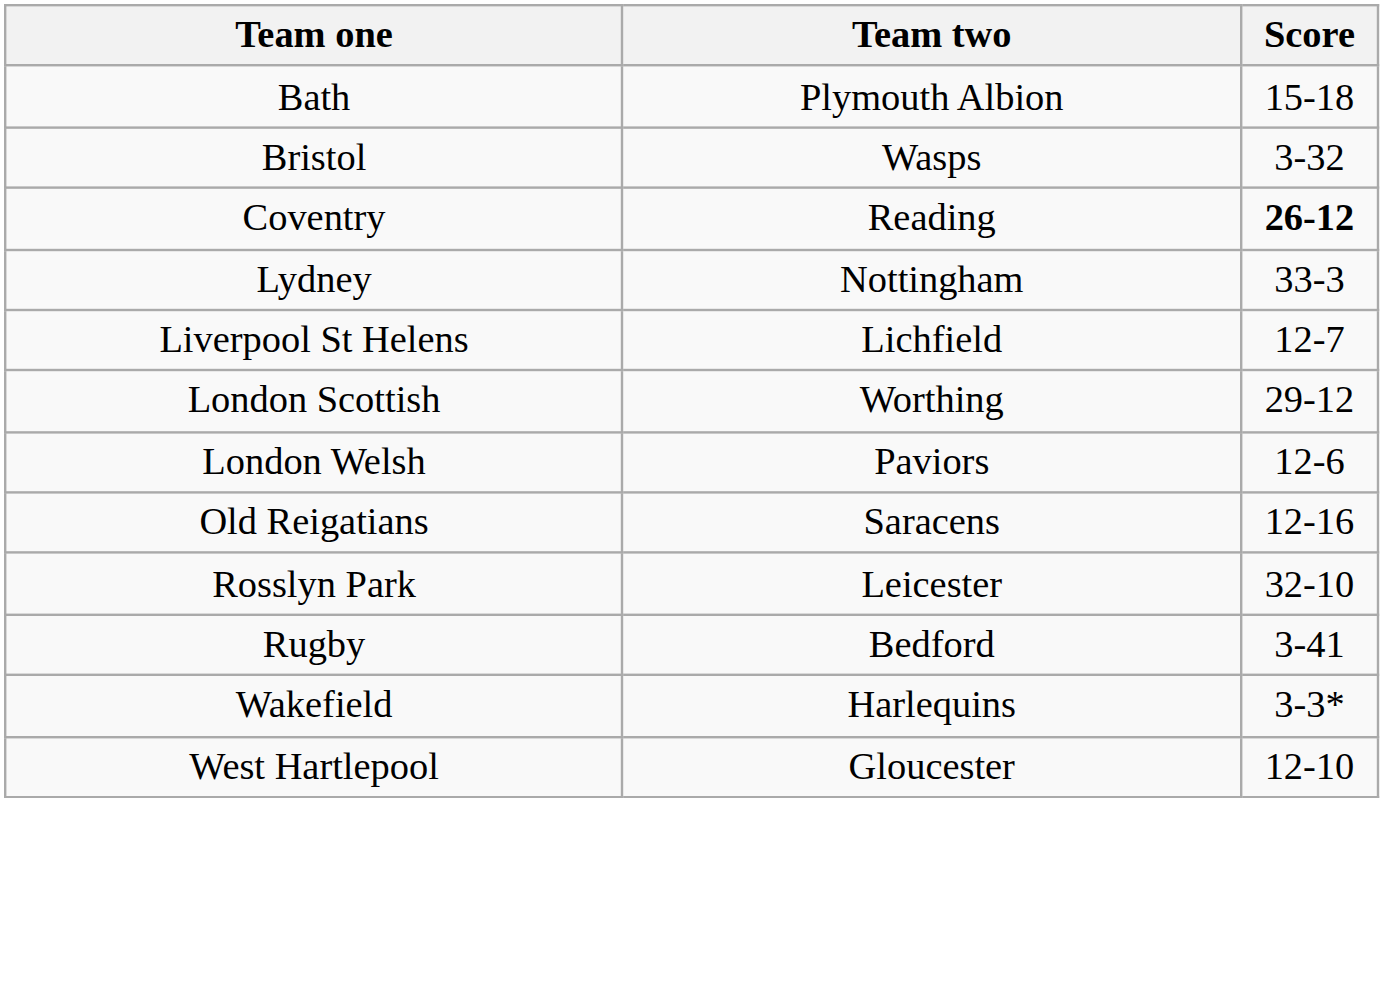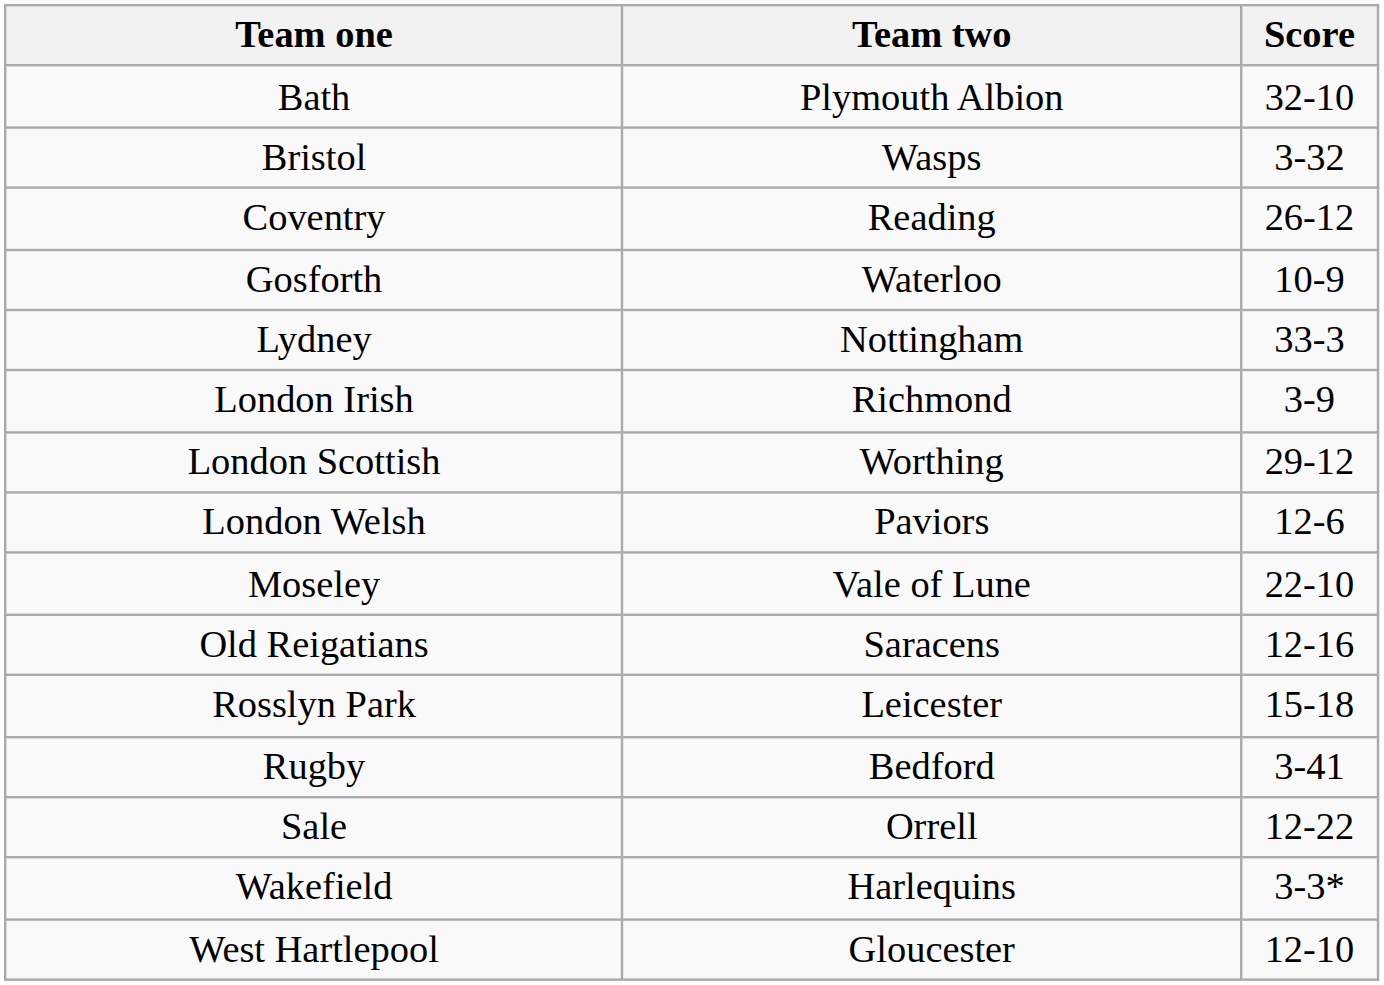(1309, 95) 15-18 -> (1309, 95) 32-10
(1309, 217) bold -> (1309, 217) normal
+ row: (314, 278)
- row: (314, 339)
+ row: (314, 400)
+ row: (314, 583)
(1309, 583) 32-10 -> (1309, 704) 15-18
+ row: (314, 826)
